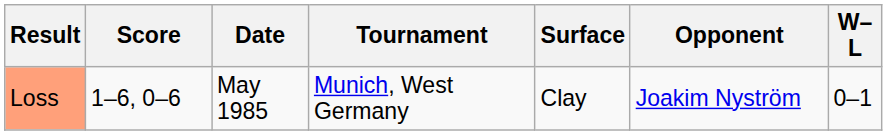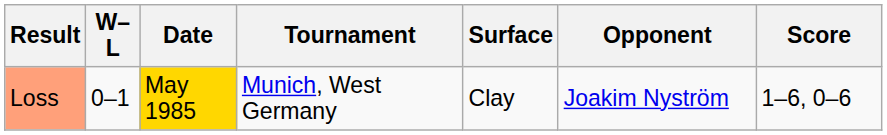columns swapped: (855, 35) <-> (149, 35)
(243, 98) no background -> (171, 98) gold background
